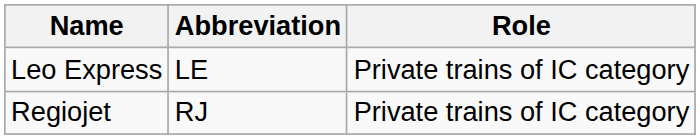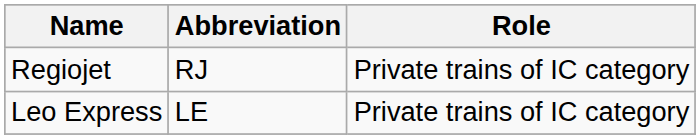rows swapped: (87, 69) <-> (61, 112)
